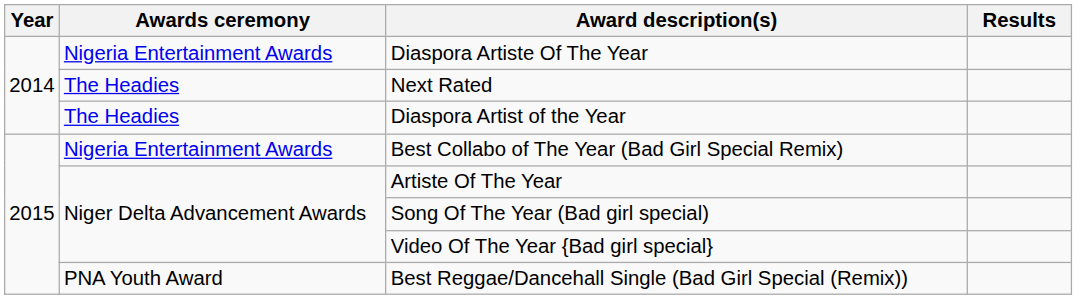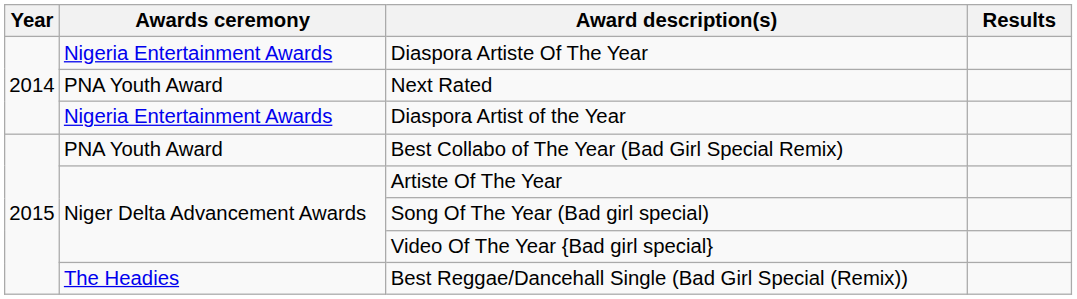(121, 85) The Headies -> (143, 85) PNA Youth Award
(121, 117) The Headies -> (198, 117) Nigeria Entertainment Awards
(198, 149) Nigeria Entertainment Awards -> (143, 149) PNA Youth Award
(143, 278) PNA Youth Award -> (121, 278) The Headies
